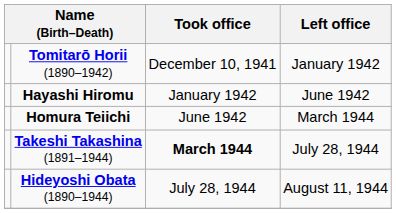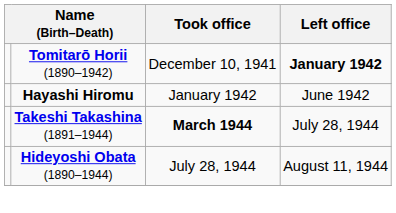(336, 63) normal -> (336, 63) bold
- row: (78, 118)
